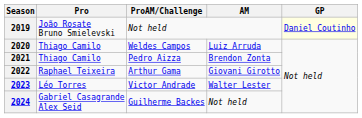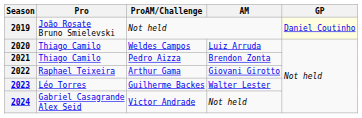(162, 85) Victor Andrade -> (167, 85) Guilherme Backes
(167, 102) Guilherme Backes -> (162, 102) Victor Andrade
